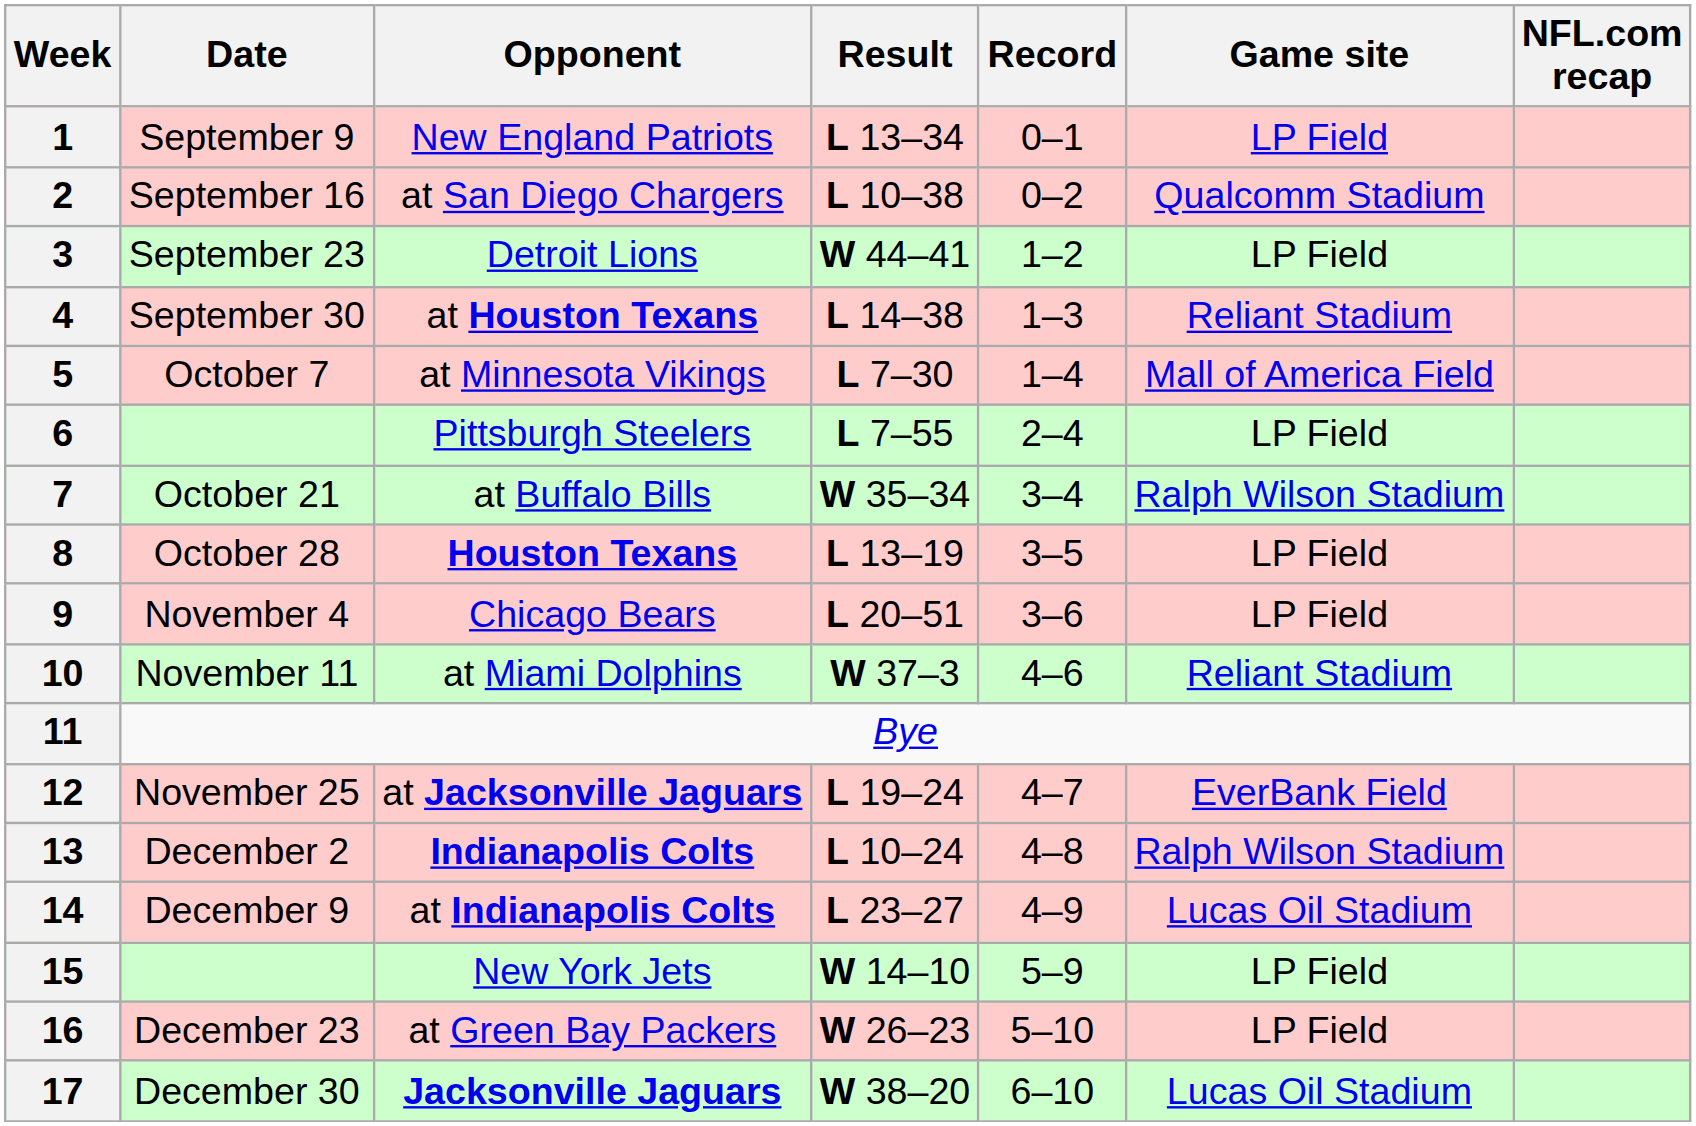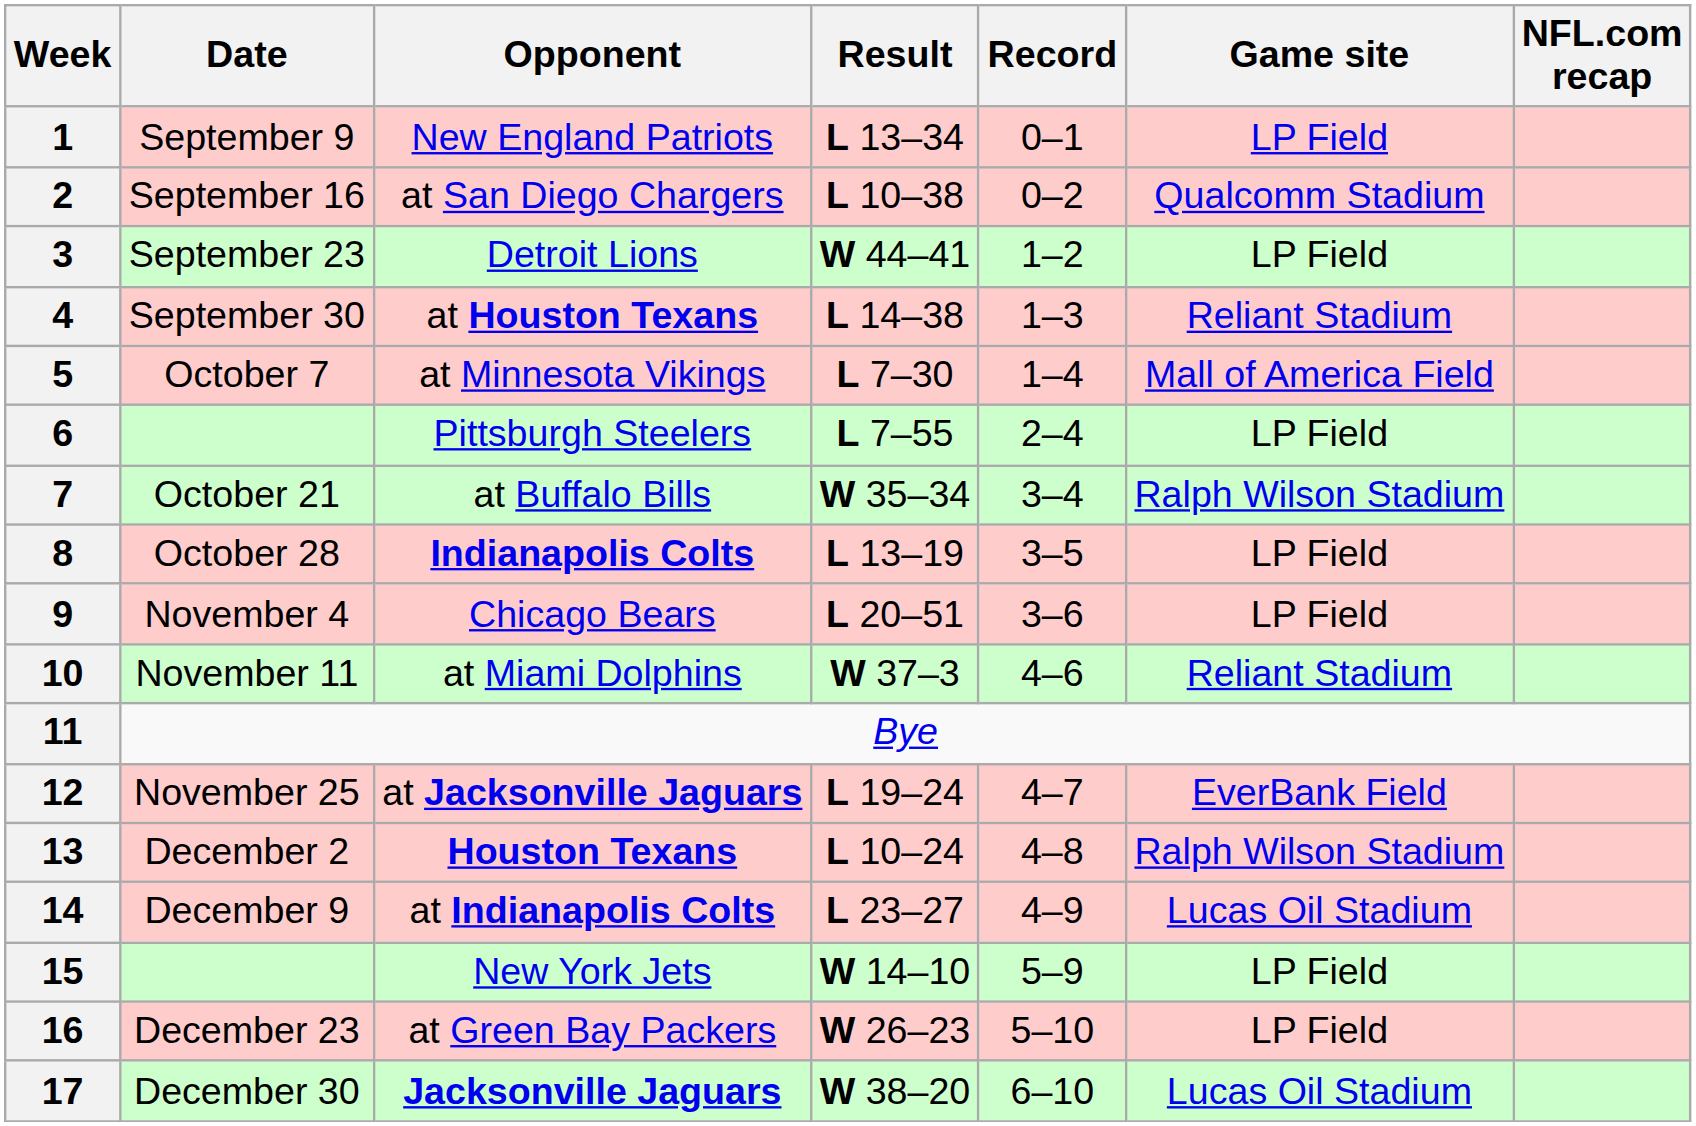(592, 553) Houston Texans -> (592, 553) Indianapolis Colts
(592, 851) Indianapolis Colts -> (592, 851) Houston Texans
